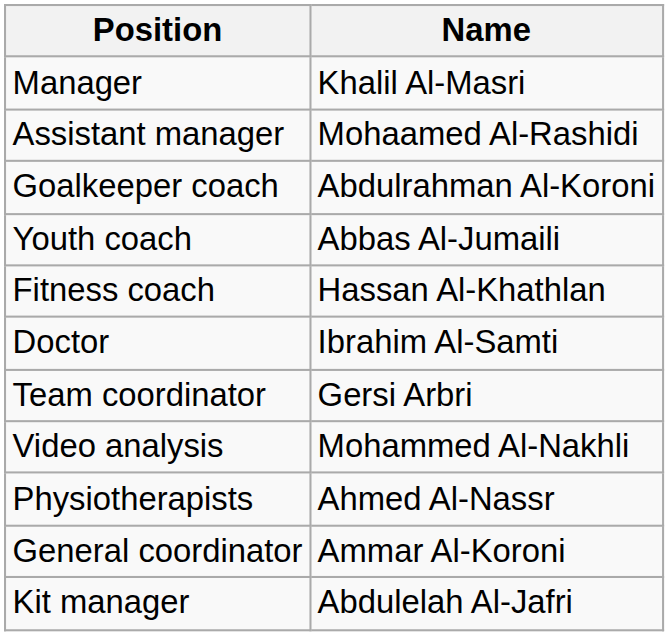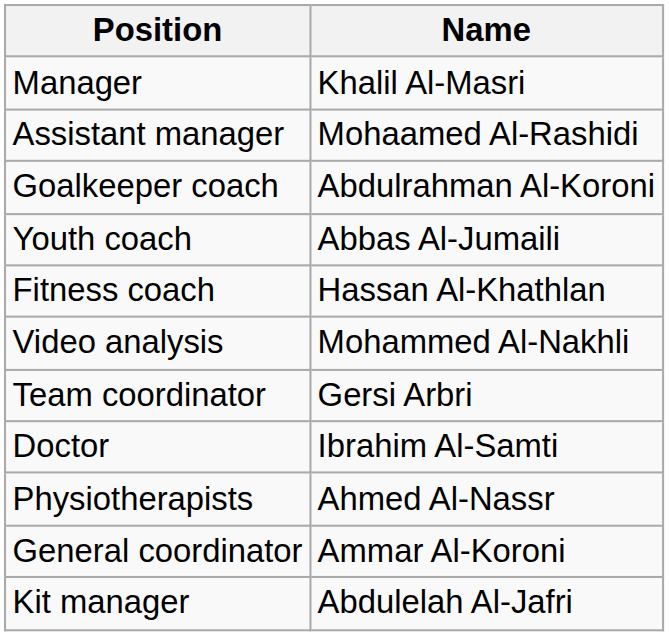rows swapped: (118, 446) <-> (61, 342)
